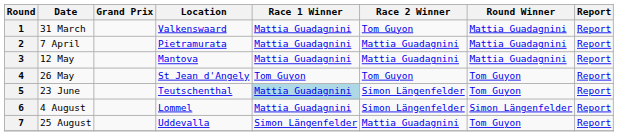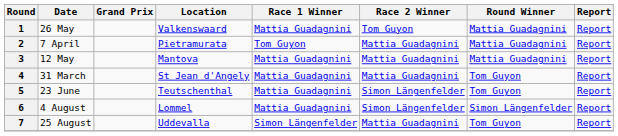(63, 28) 31 March -> (57, 28) 26 May
(303, 44) Mattia Guadagnini -> (280, 44) Tom Guyon
(57, 76) 26 May -> (63, 76) 31 March
(280, 76) Tom Guyon -> (303, 76) Mattia Guadagnini
(388, 76) Tom Guyon -> (410, 76) Mattia Guadagnini
(303, 92) lightblue background -> (303, 92) no background
